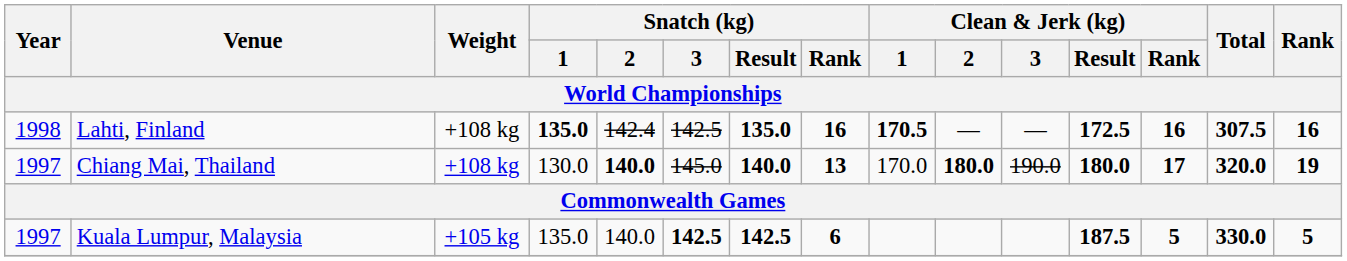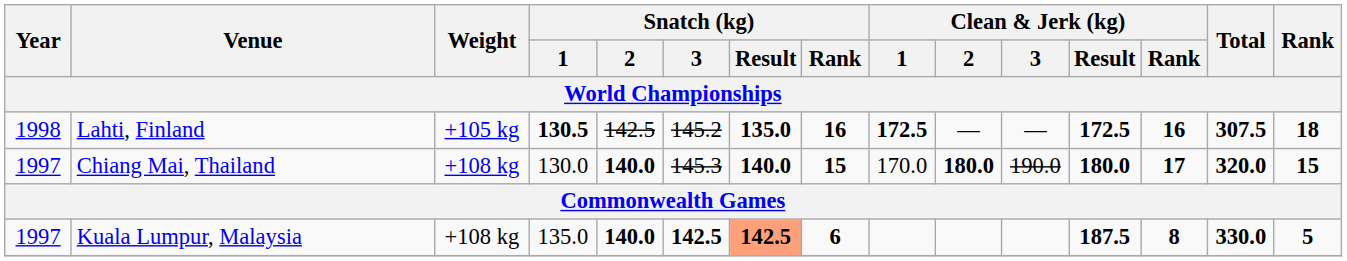(482, 129) +108 kg -> (482, 129) +105 kg
(563, 129) 135.0 -> (563, 129) 130.5
(630, 129) 142.4 -> (630, 129) 142.5
(696, 129) 142.5 -> (696, 129) 145.2
(902, 129) 170.5 -> (902, 129) 172.5
(1308, 129) 16 -> (1308, 129) 18
(696, 165) 145.0 -> (696, 165) 145.3
(835, 165) 13 -> (835, 165) 15
(1308, 165) 19 -> (1308, 165) 15
(482, 237) +105 kg -> (482, 237) +108 kg
(630, 237) normal -> (630, 237) bold
(766, 237) no background -> (766, 237) lightsalmon background
(1174, 237) 5 -> (1174, 237) 8
